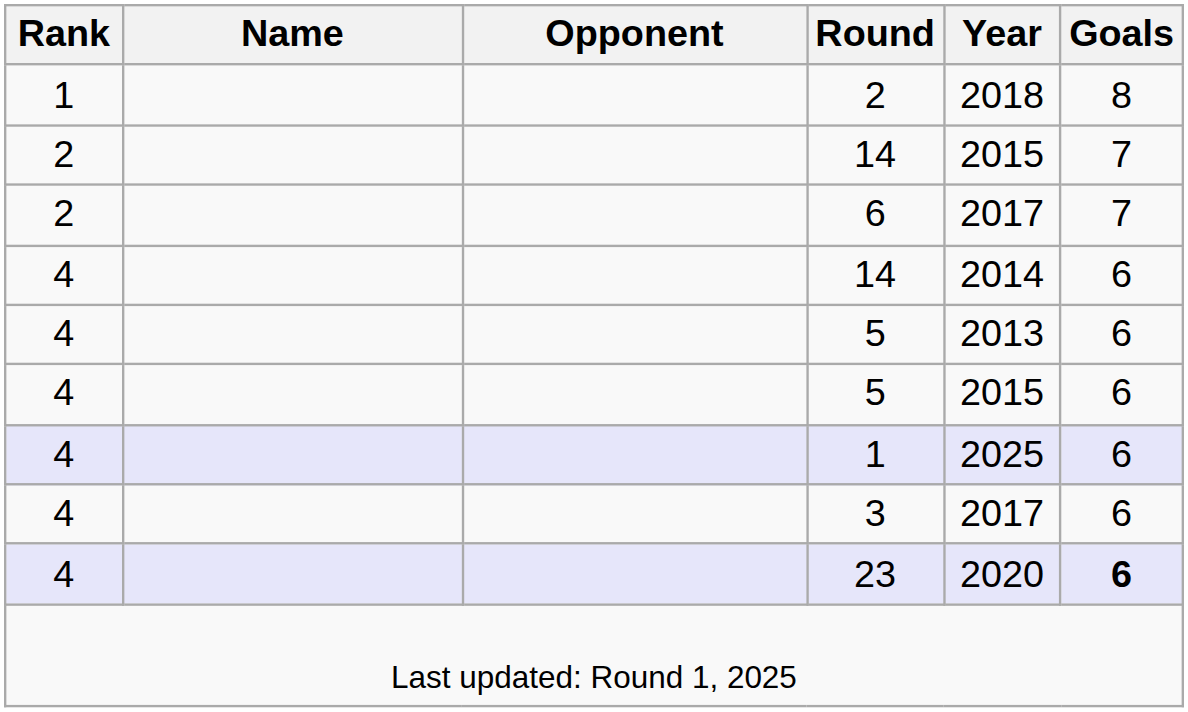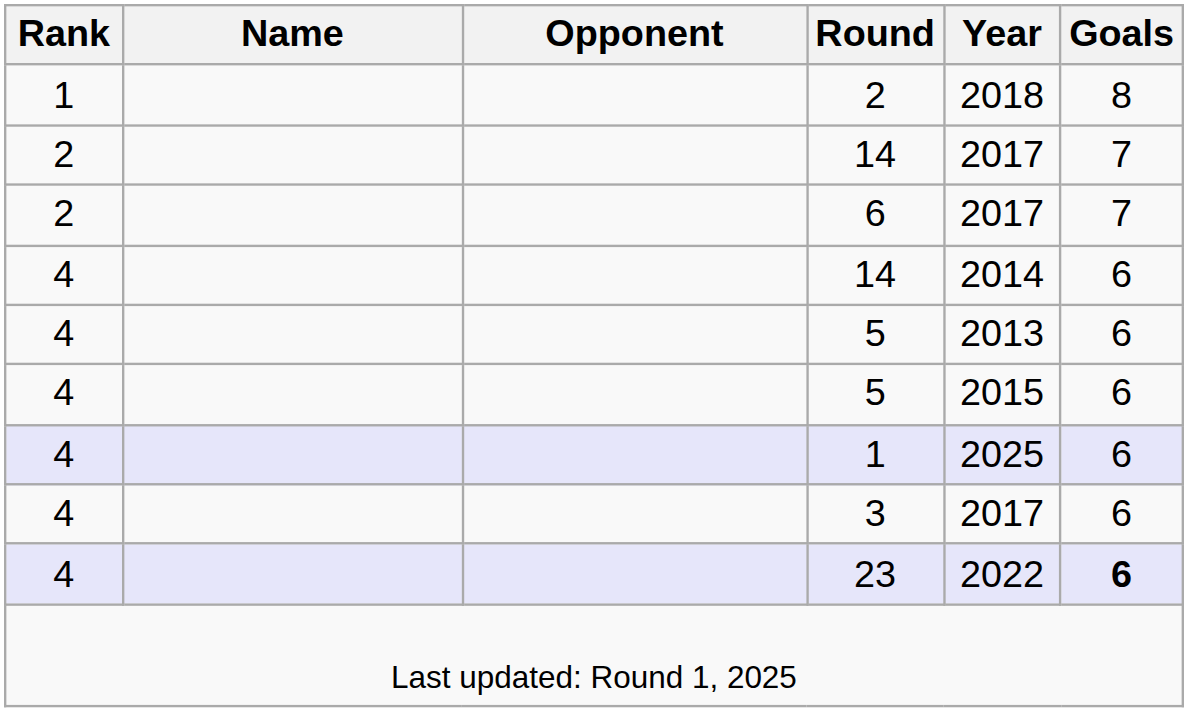(1002, 154) 2015 -> (1002, 154) 2017
(1002, 573) 2020 -> (1002, 573) 2022
